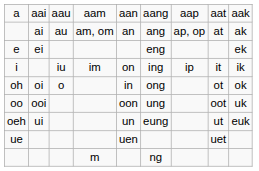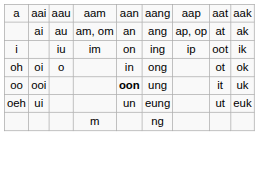- row: (16, 49)
(218, 67) it -> (220, 49) oot
(128, 103) normal -> (129, 85) bold
(218, 103) oot -> (220, 85) it
- row: (16, 139)
